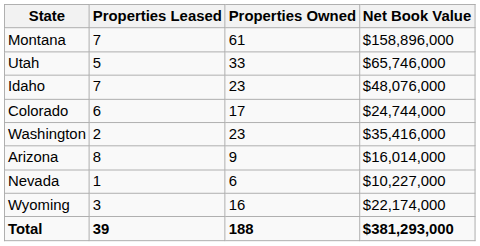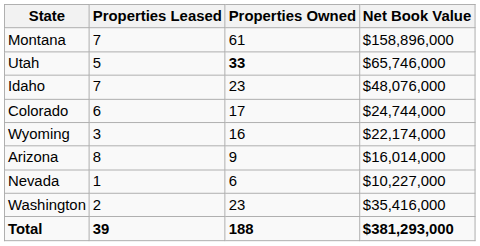(237, 63) normal -> (237, 63) bold
rows swapped: (39, 205) <-> (47, 134)
